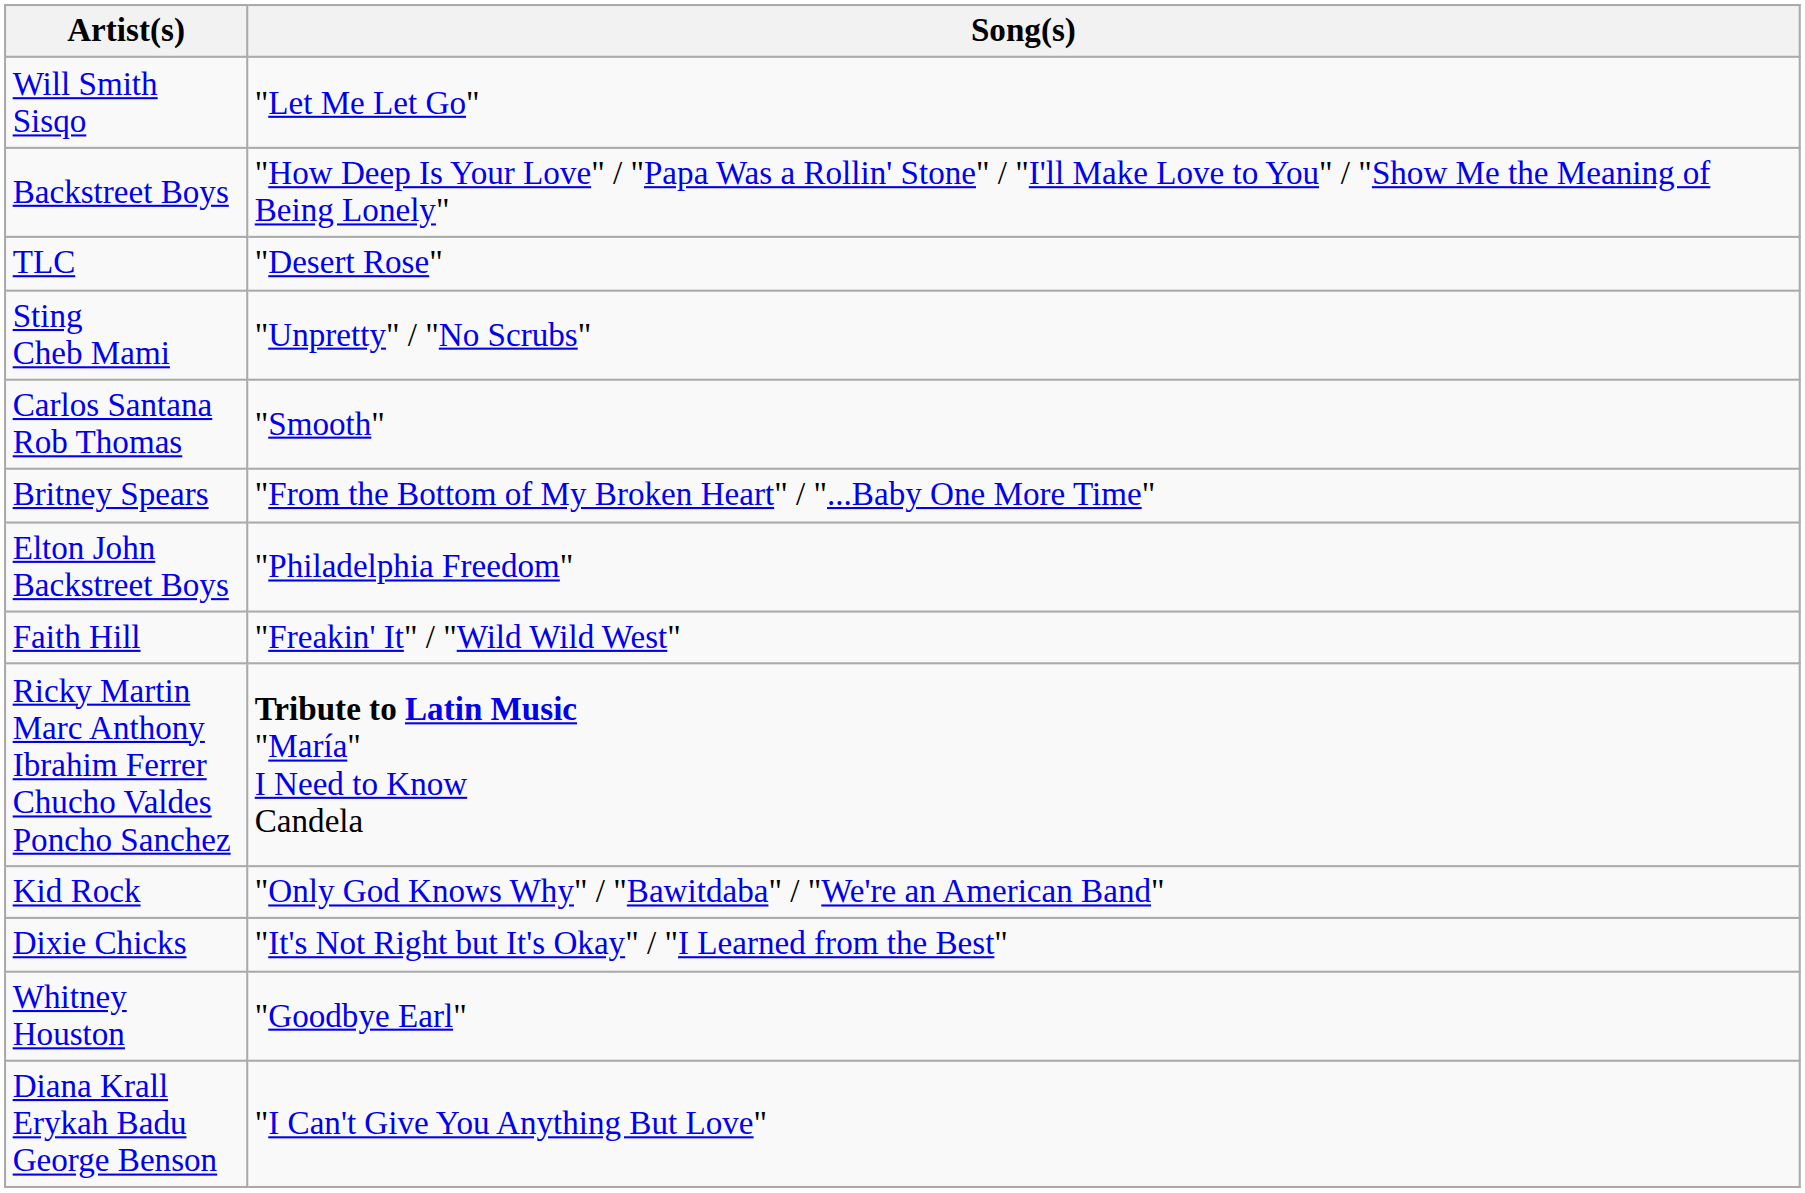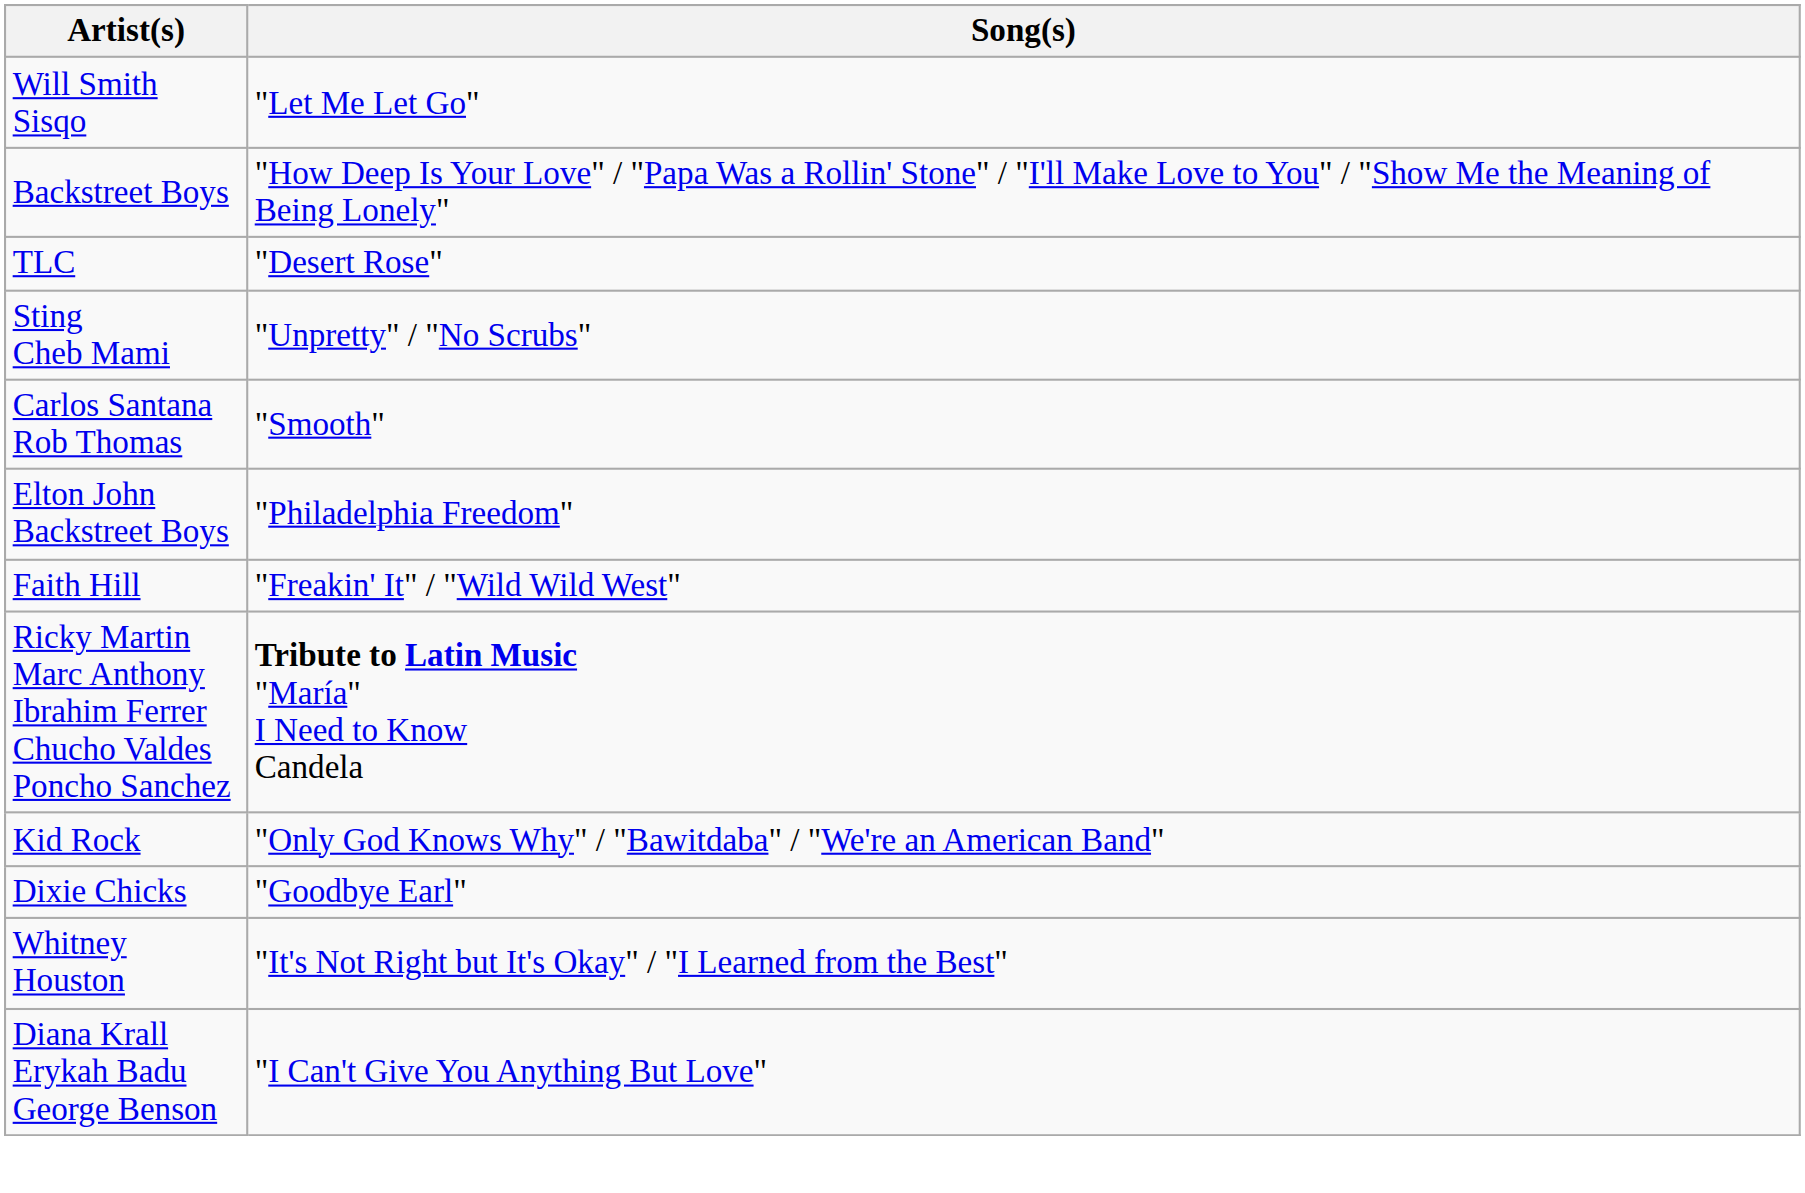- row: (111, 494)
(631, 943) "It's Not Right but It's Okay" / "I Learned from the Best" -> (361, 891) "Goodbye Earl"
(361, 1015) "Goodbye Earl" -> (631, 962) "It's Not Right but It's Okay" / "I Learned from the Best"
